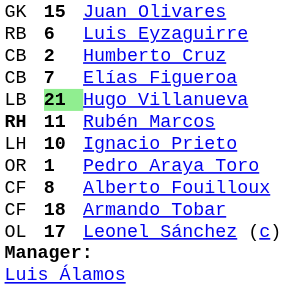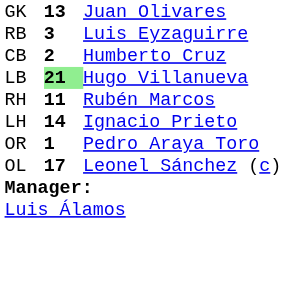(55, 12) 15 -> (55, 12) 13
(49, 34) 6 -> (49, 34) 3
- row: (160, 78)
(16, 122) bold -> (16, 100) normal
(55, 144) 10 -> (55, 122) 14
- row: (177, 188)
- row: (155, 210)
